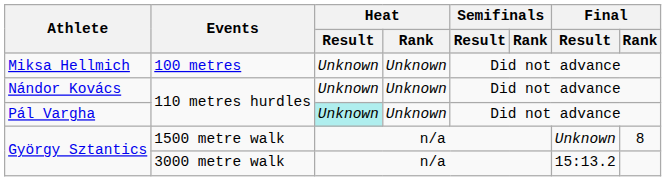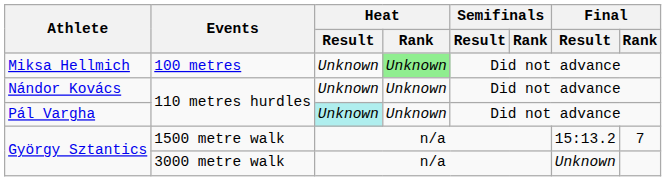(416, 65) no background -> (416, 65) lightgreen background
(585, 138) Unknown -> (585, 138) 15:13.2
(640, 138) 8 -> (640, 138) 7
(585, 163) 15:13.2 -> (585, 163) Unknown
